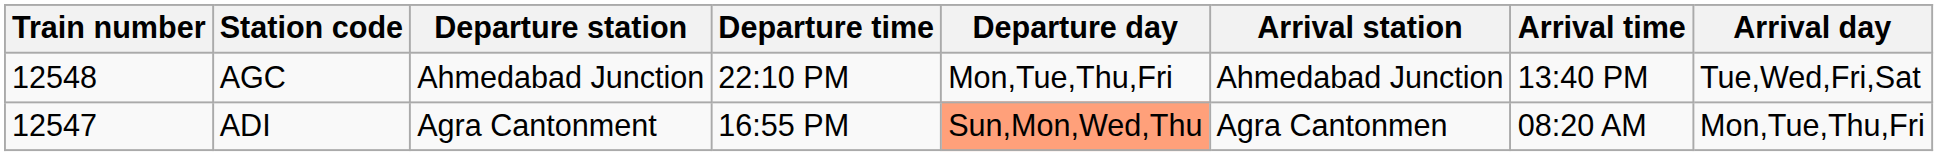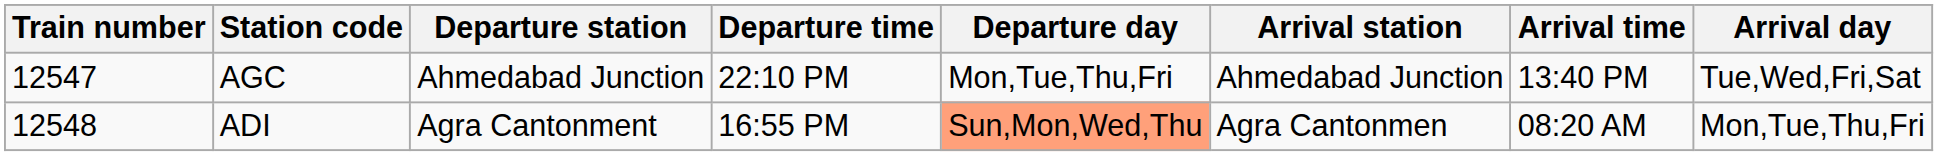(54, 77) 12548 -> (54, 77) 12547
(54, 125) 12547 -> (54, 125) 12548
